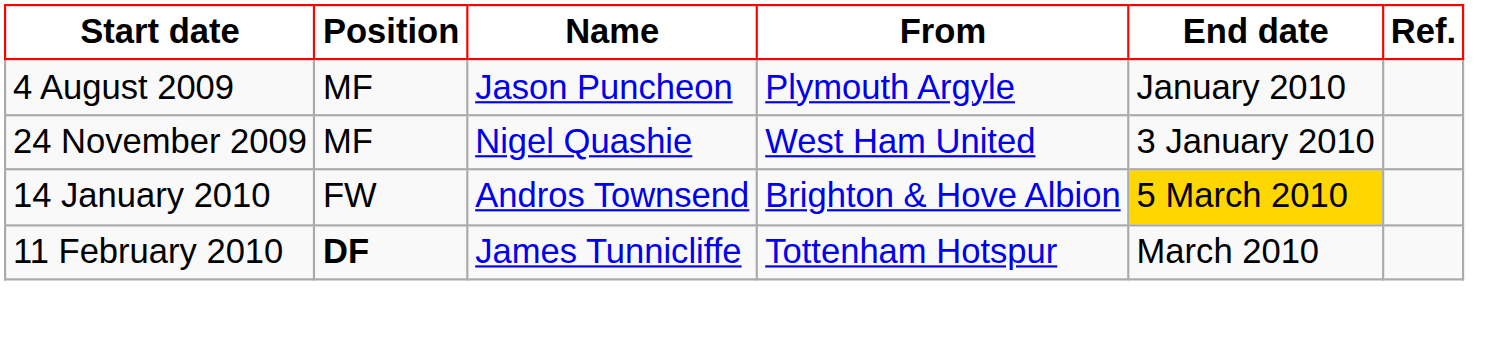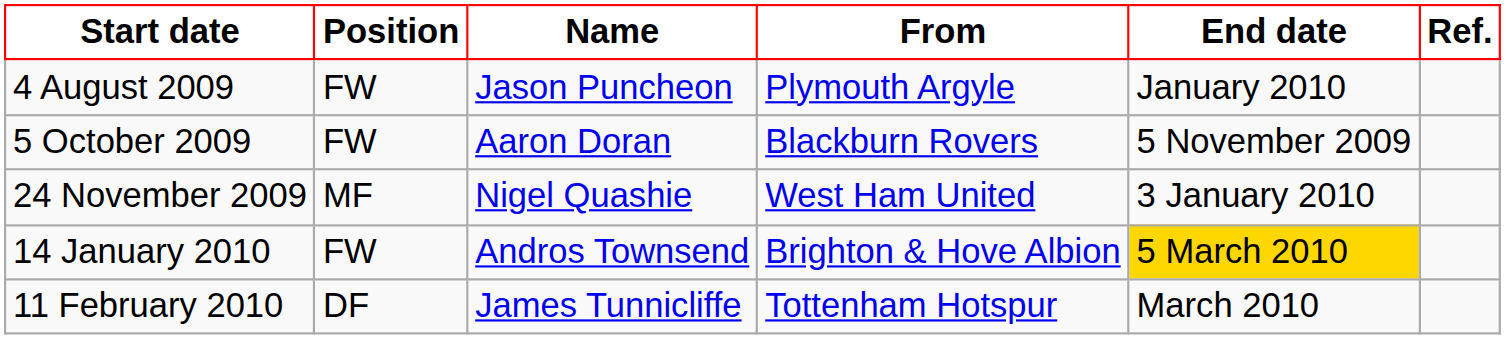(348, 86) MF -> (350, 86) FW
+ row: (132, 141)
(346, 251) bold -> (346, 305) normal
